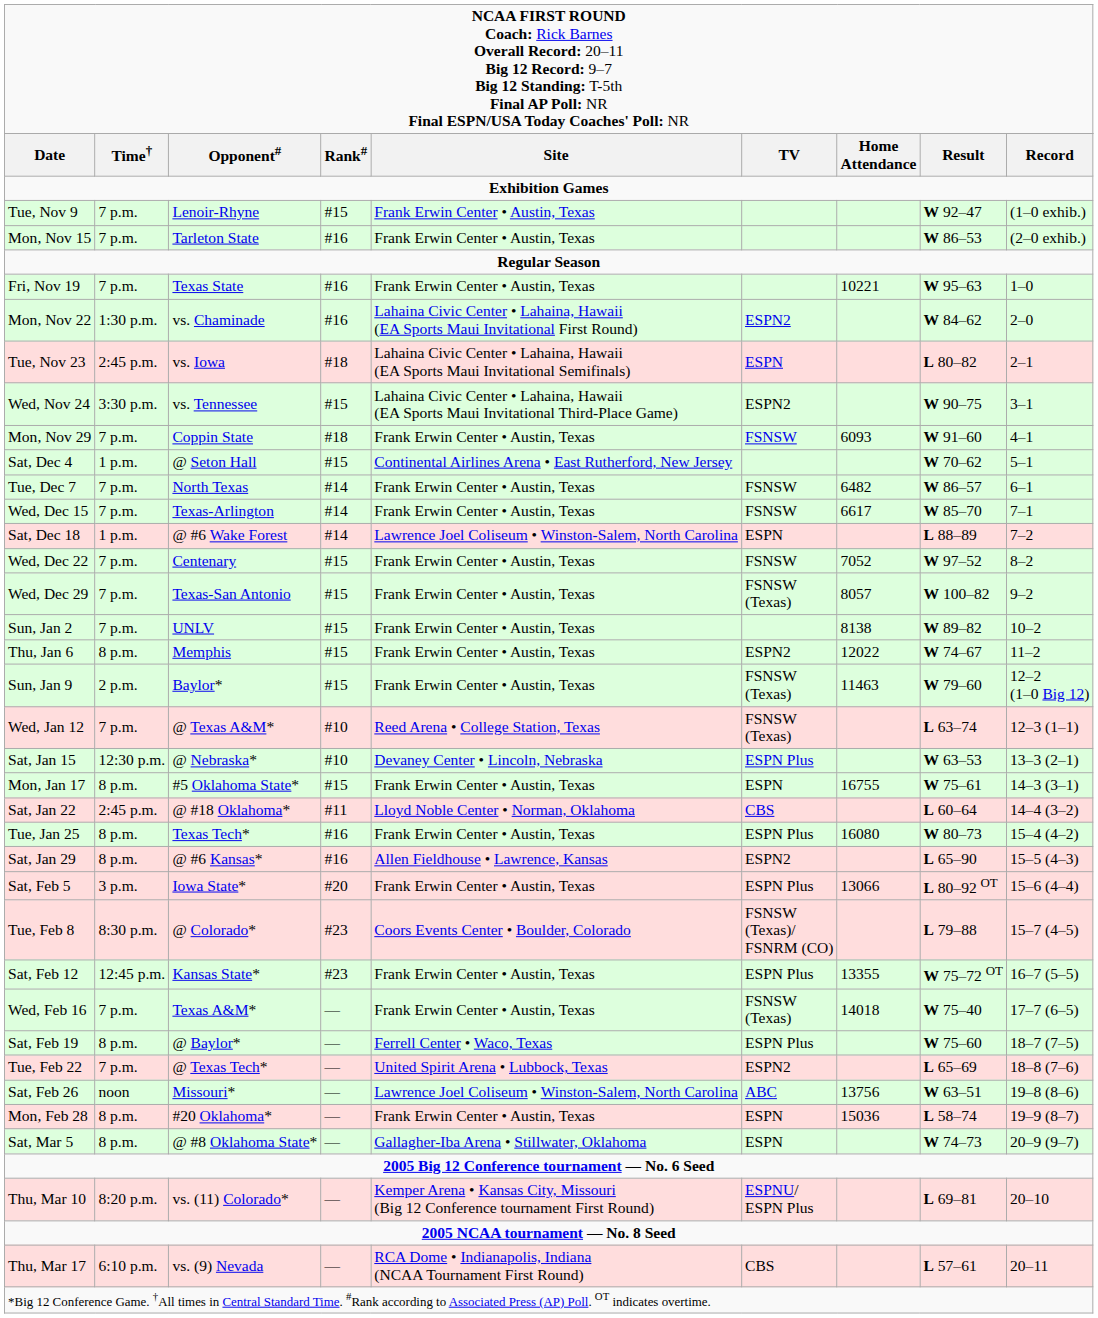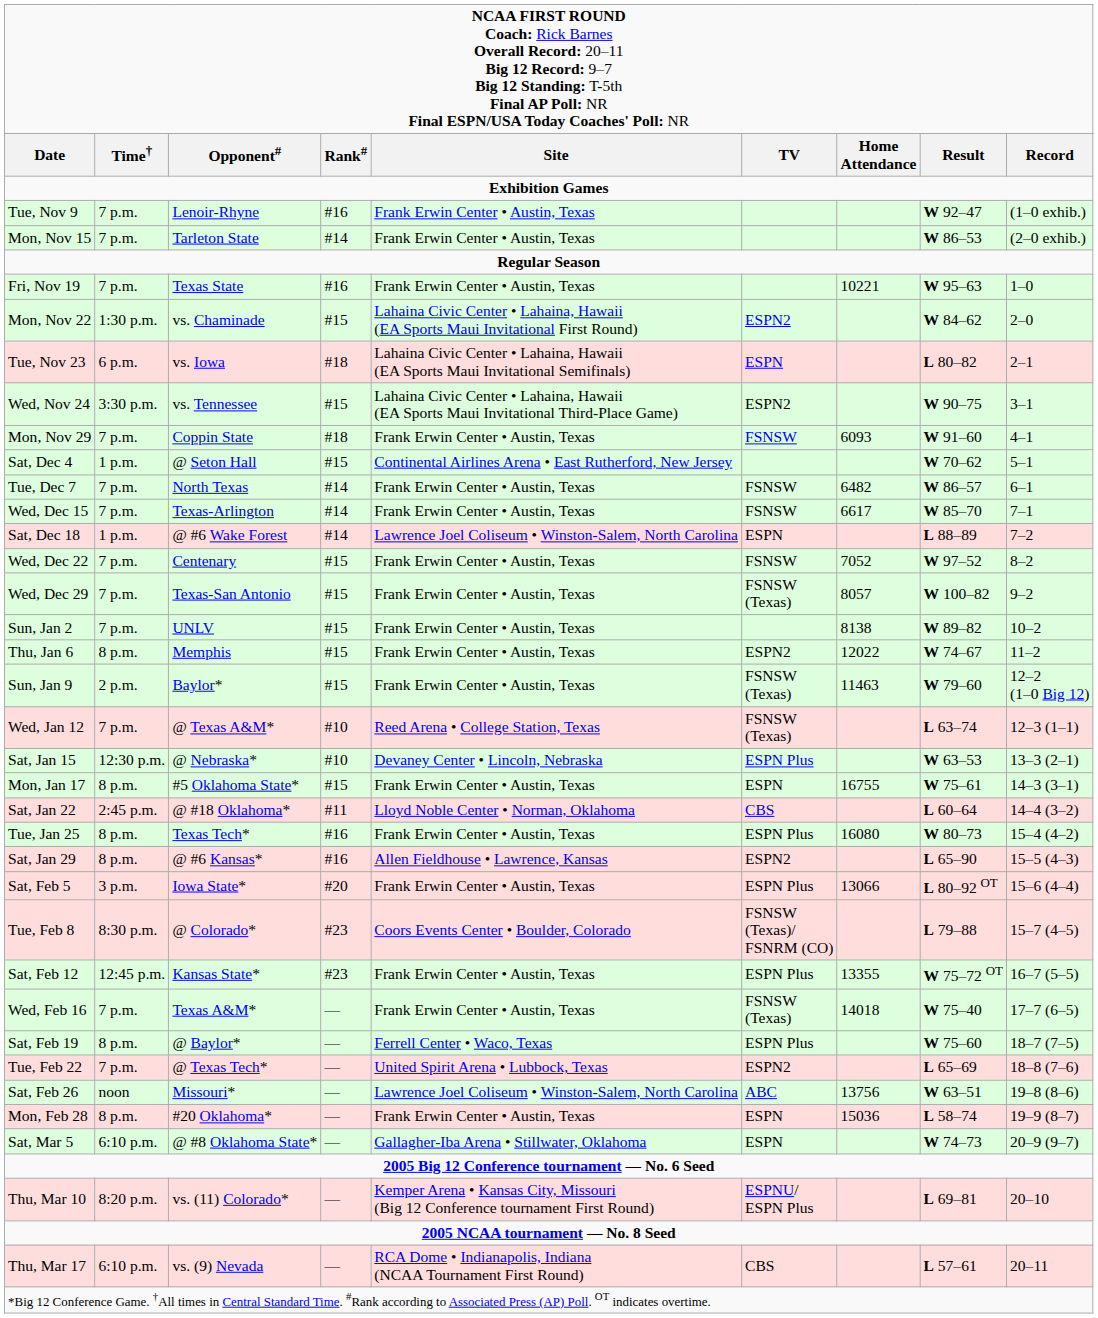(336, 212) #15 -> (336, 212) #16
(336, 237) #16 -> (336, 237) #14
(336, 320) #16 -> (336, 320) #15
(128, 362) 2:45 p.m. -> (118, 362) 6 p.m.
(118, 1141) 8 p.m. -> (128, 1141) 6:10 p.m.
